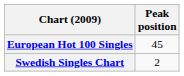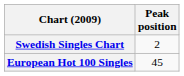rows swapped: (70, 44) <-> (70, 62)
